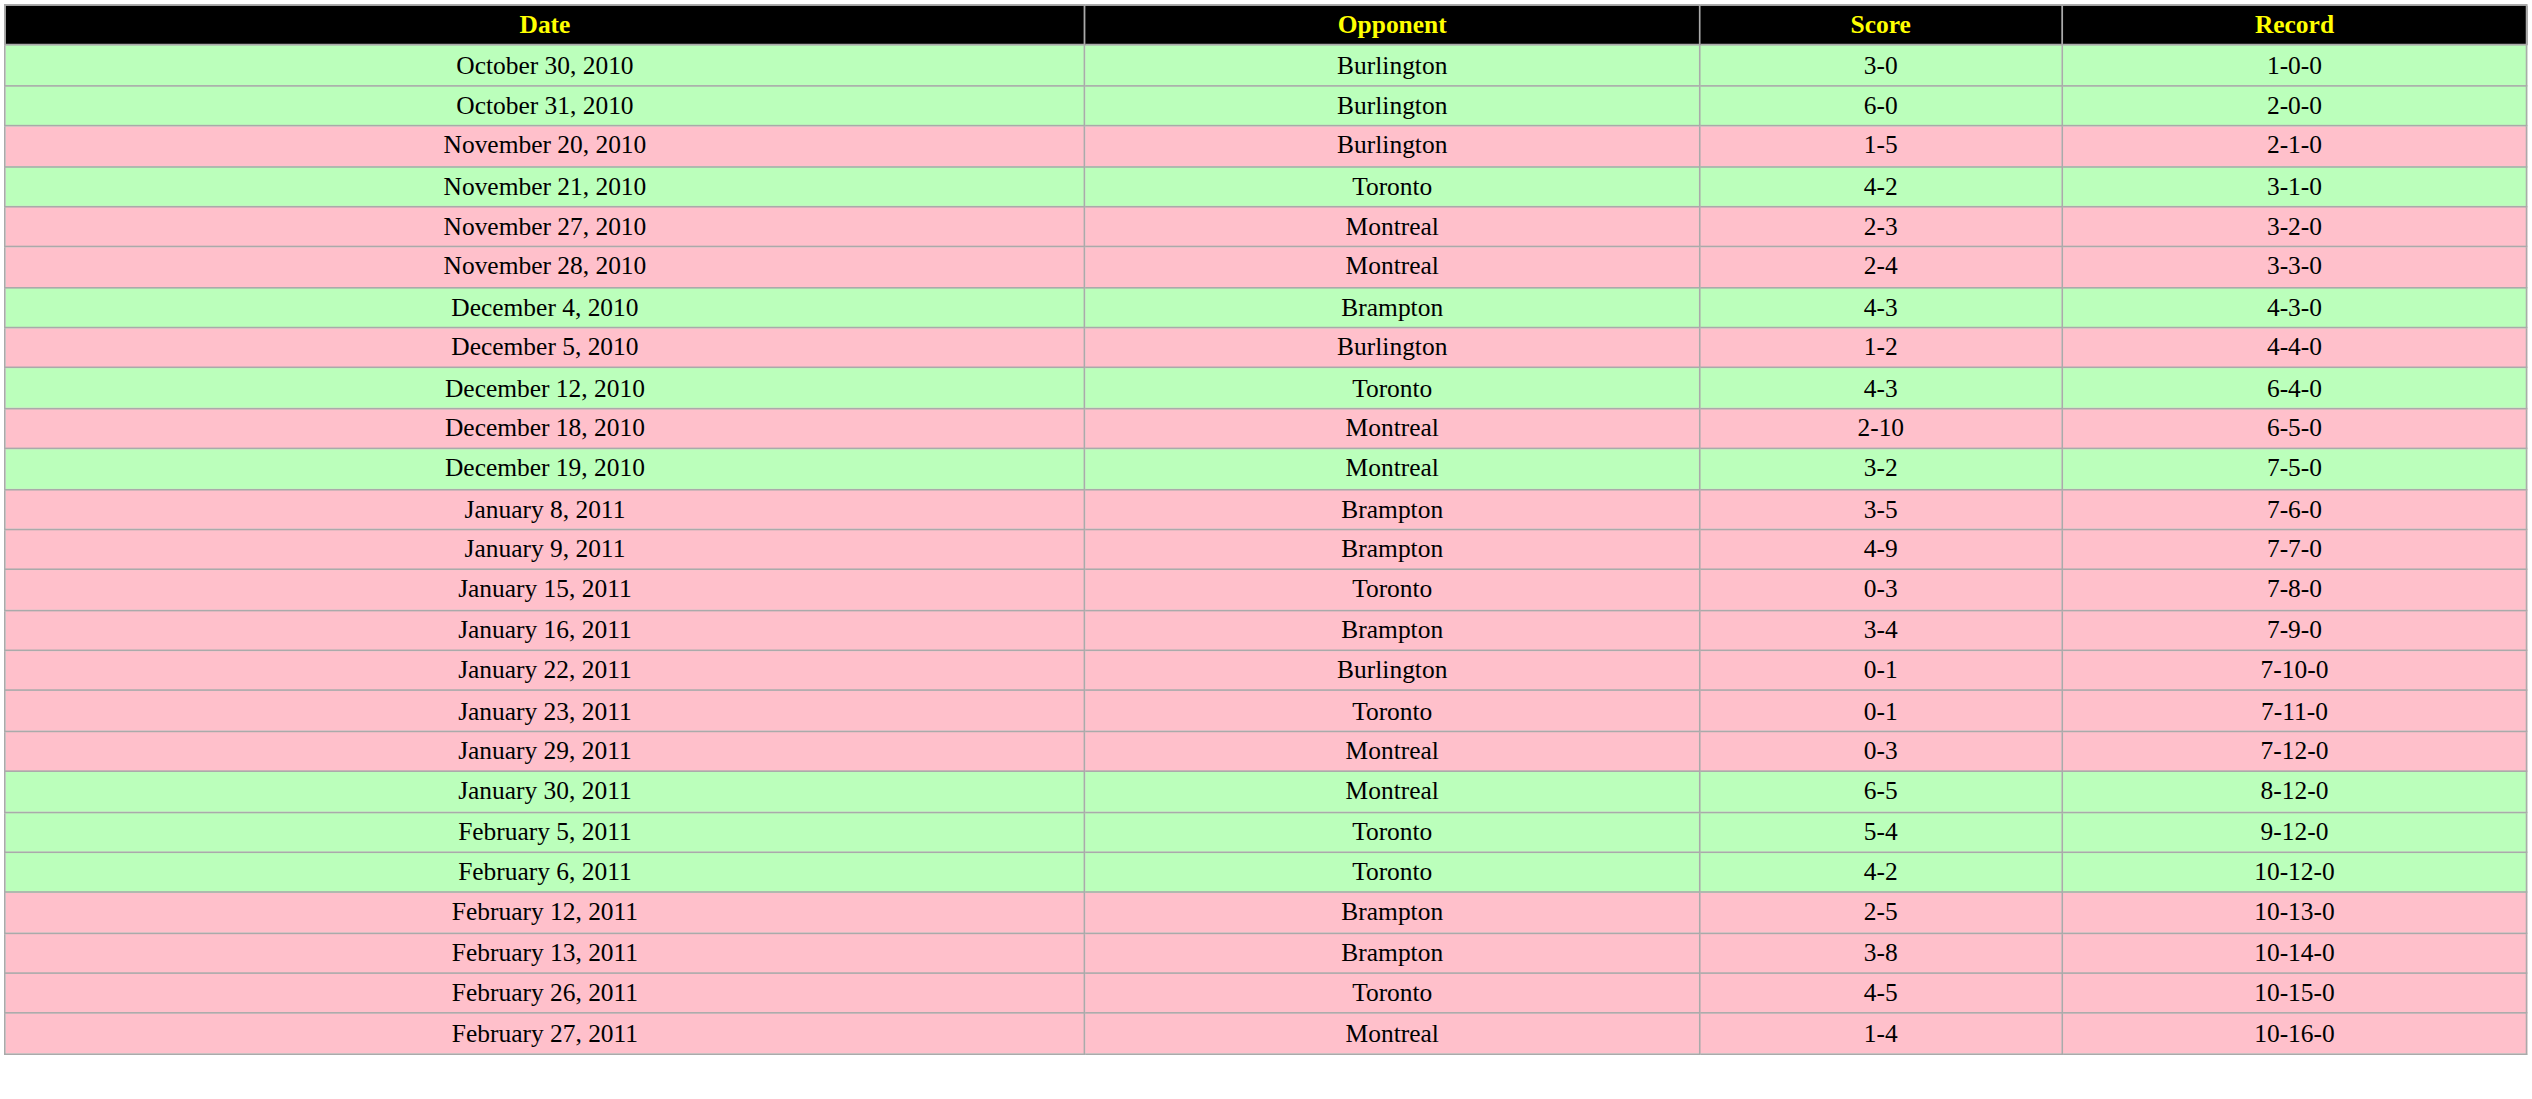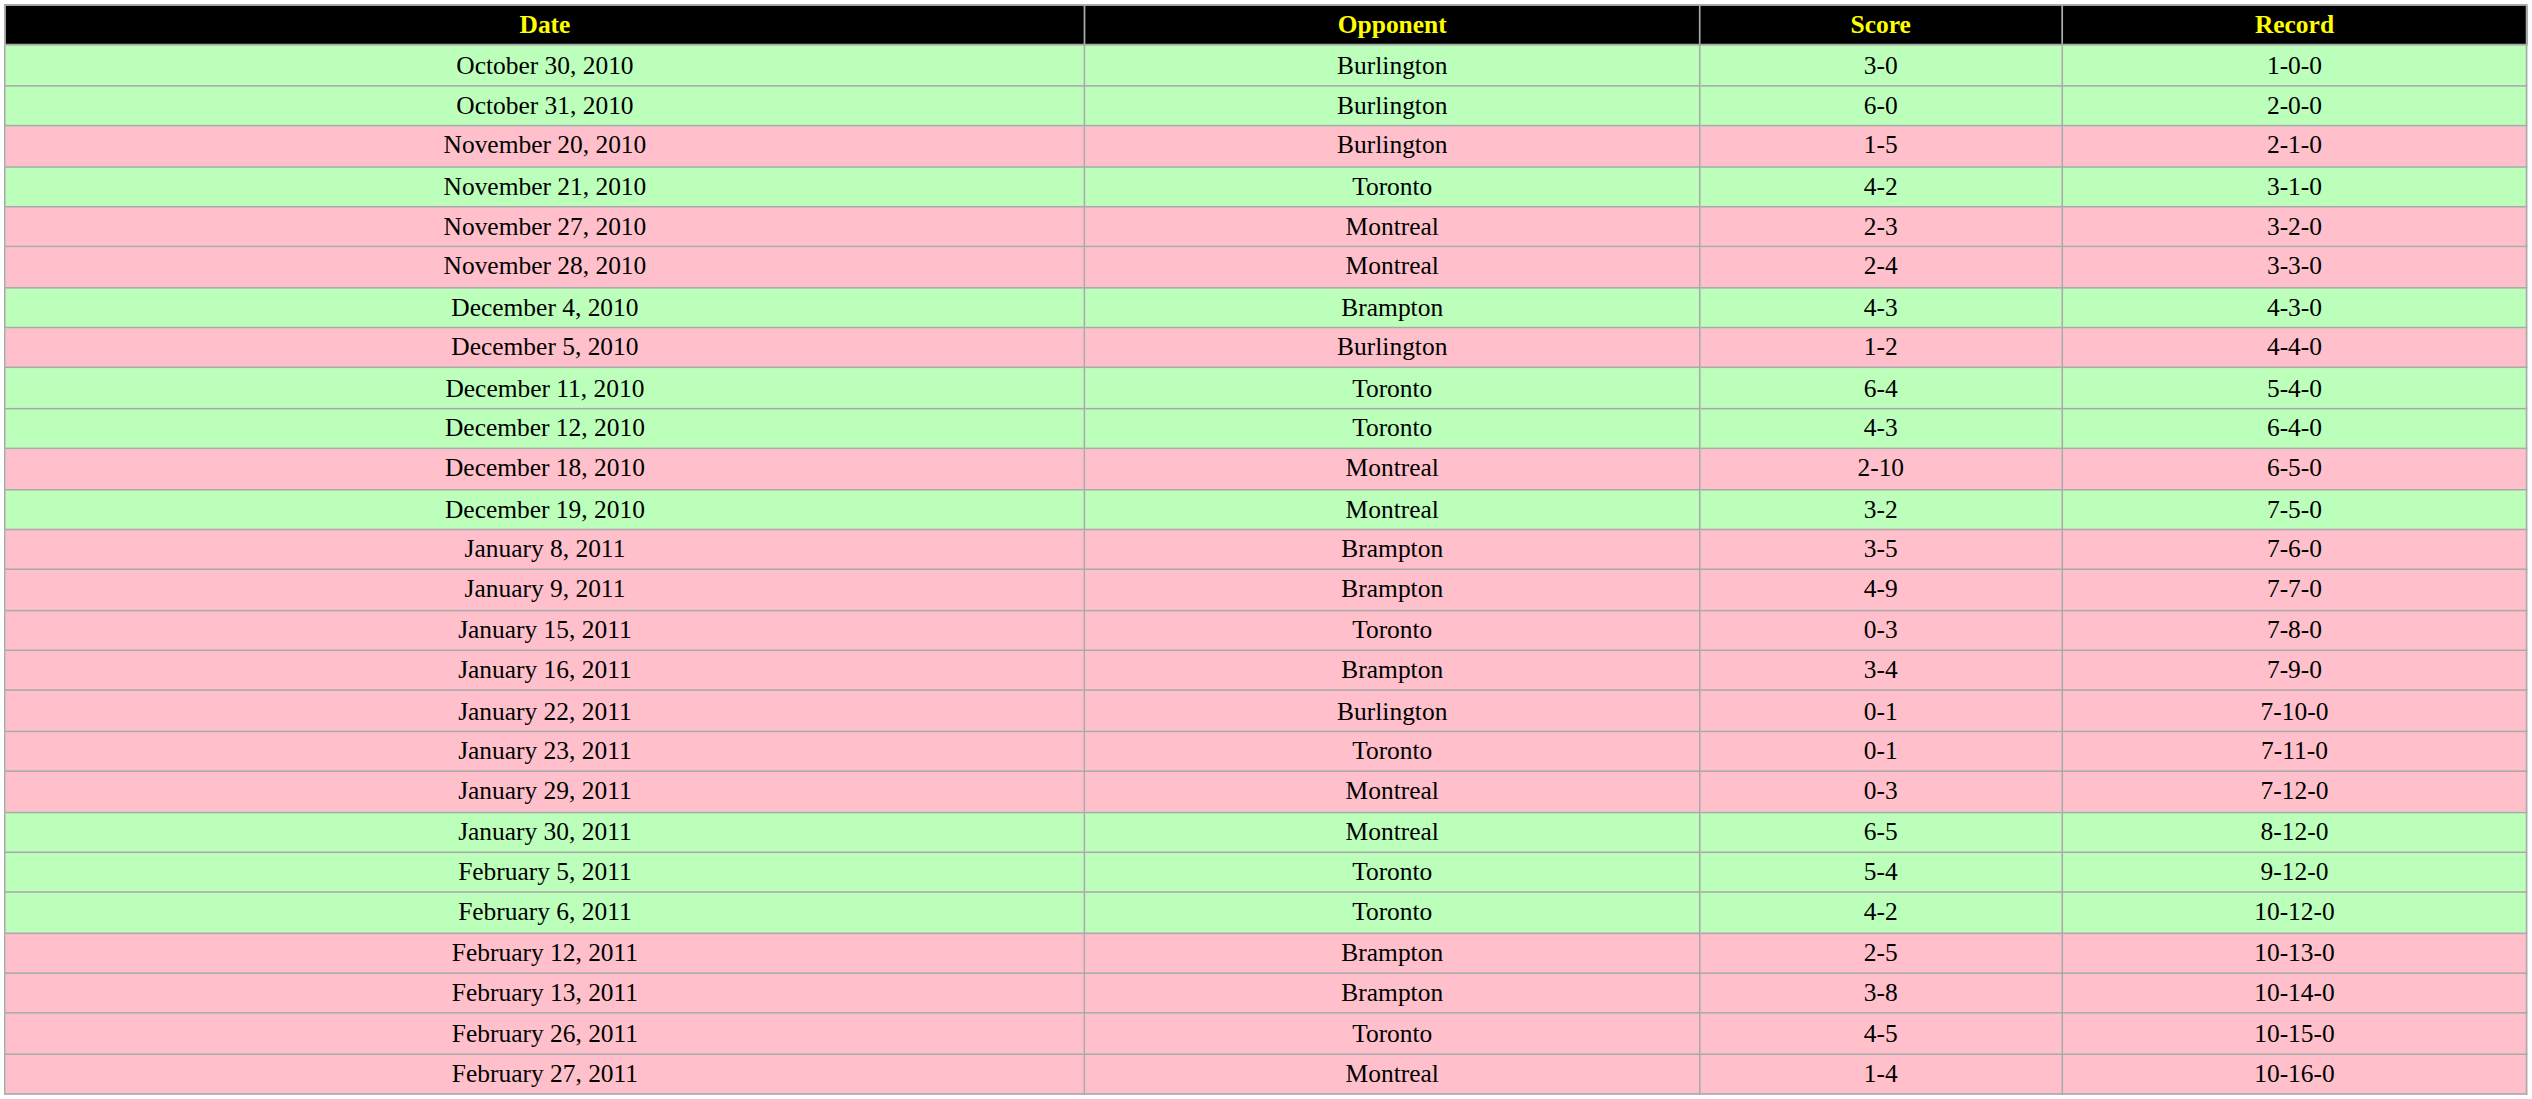+ row: (545, 387)
